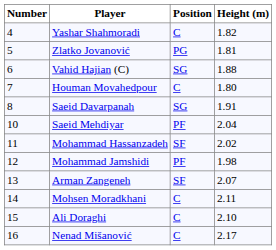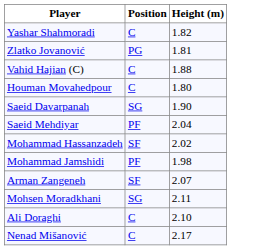- column: (27, 13)
(180, 69) SG -> (132, 69) C
(227, 106) 1.91 -> (182, 106) 1.90
(177, 198) C -> (135, 198) SG
